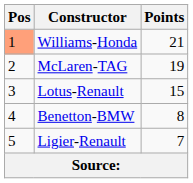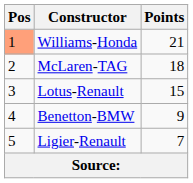(177, 66) 19 -> (177, 66) 18
(181, 116) 8 -> (181, 116) 9
